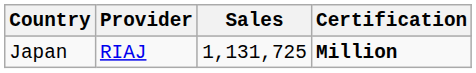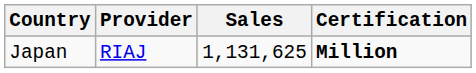(254, 52) 1,131,725 -> (254, 52) 1,131,625
